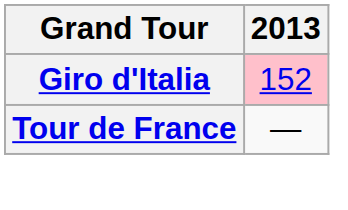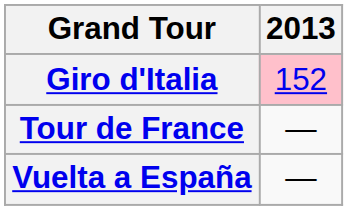+ row: (132, 178)
